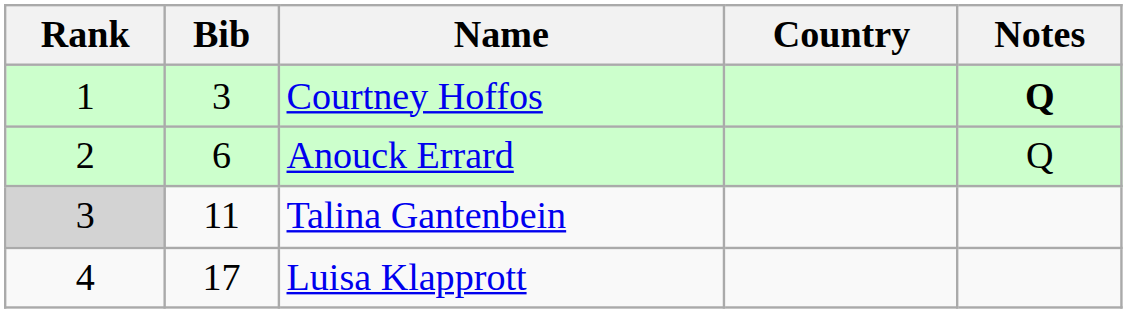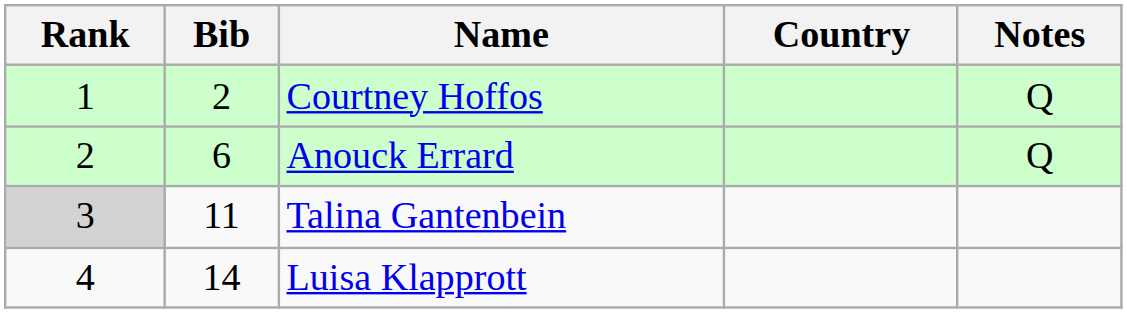(222, 95) 3 -> (222, 95) 2
(1040, 95) bold -> (1040, 95) normal
(222, 276) 17 -> (222, 276) 14
